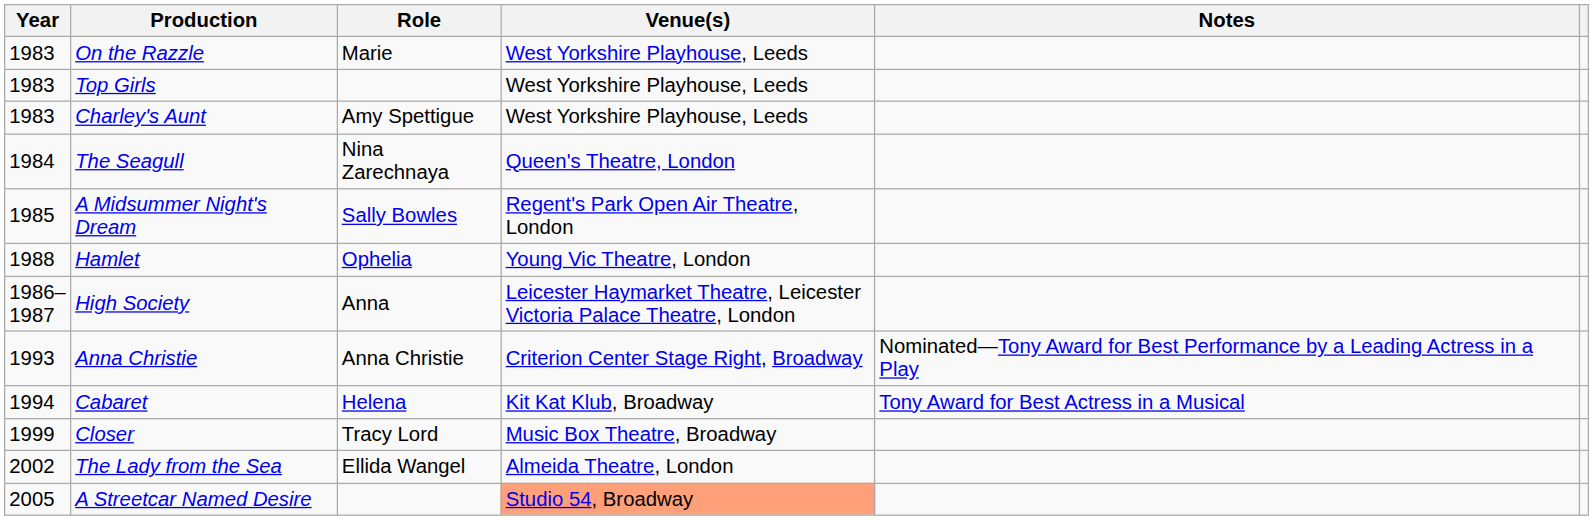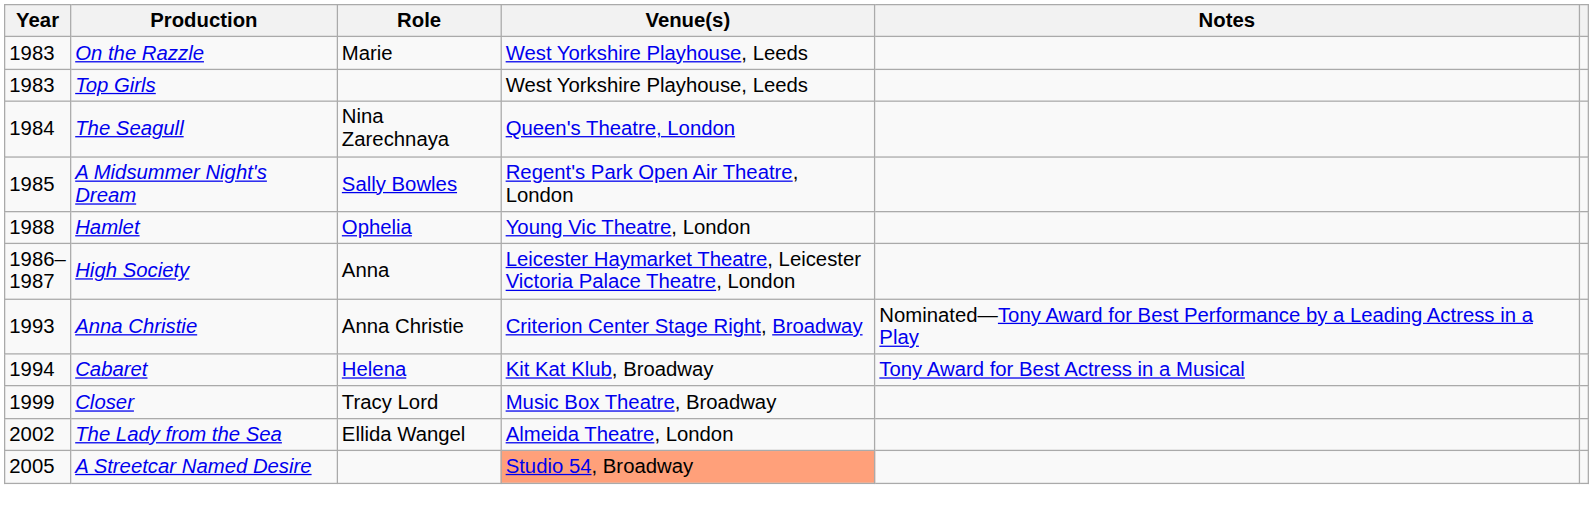- row: (141, 117)
